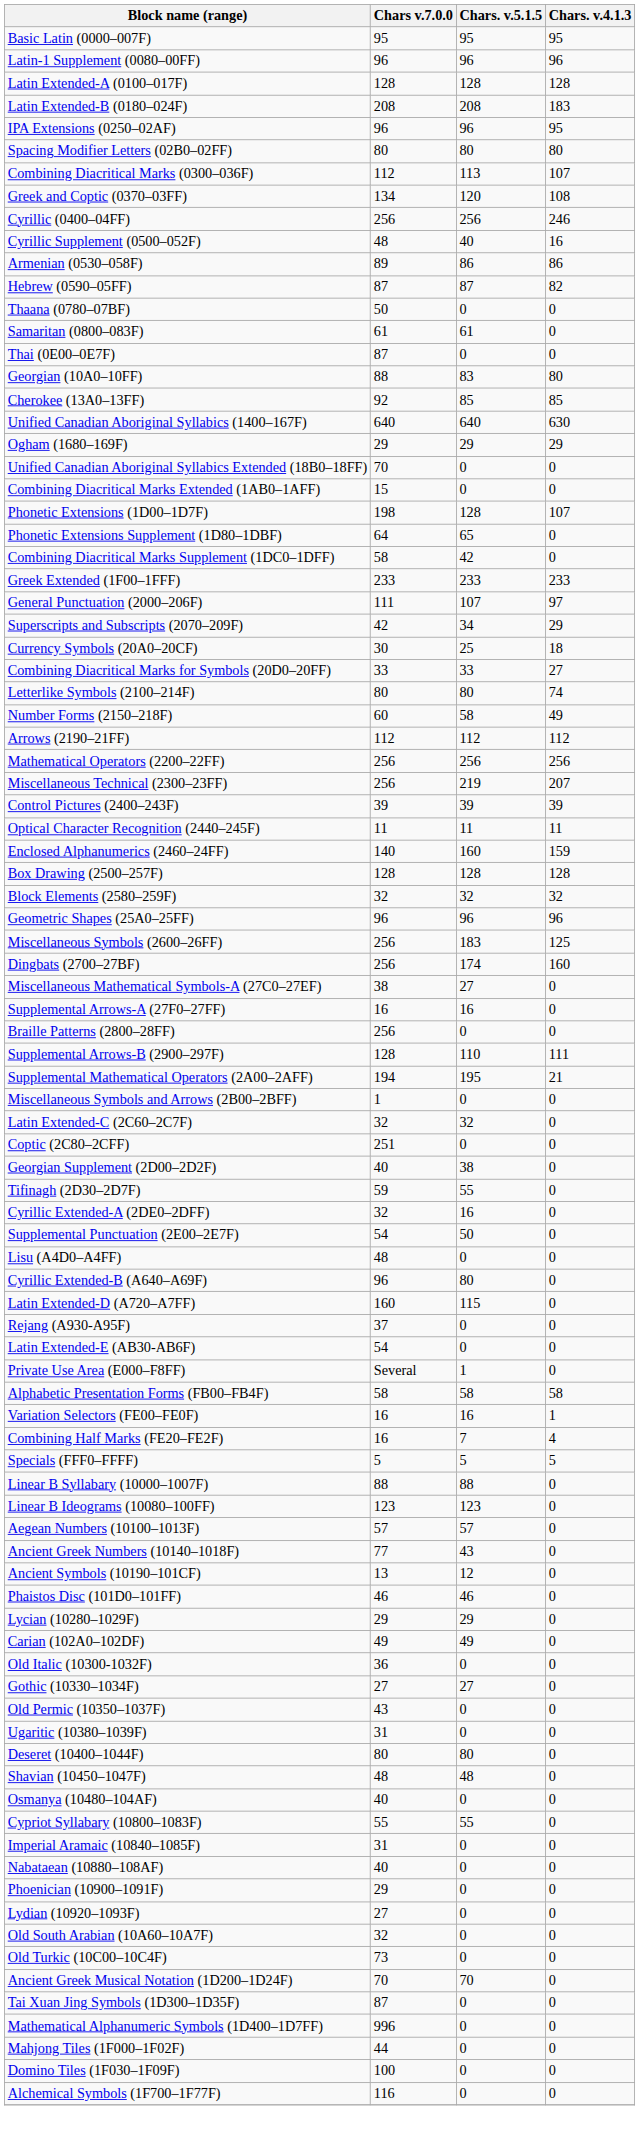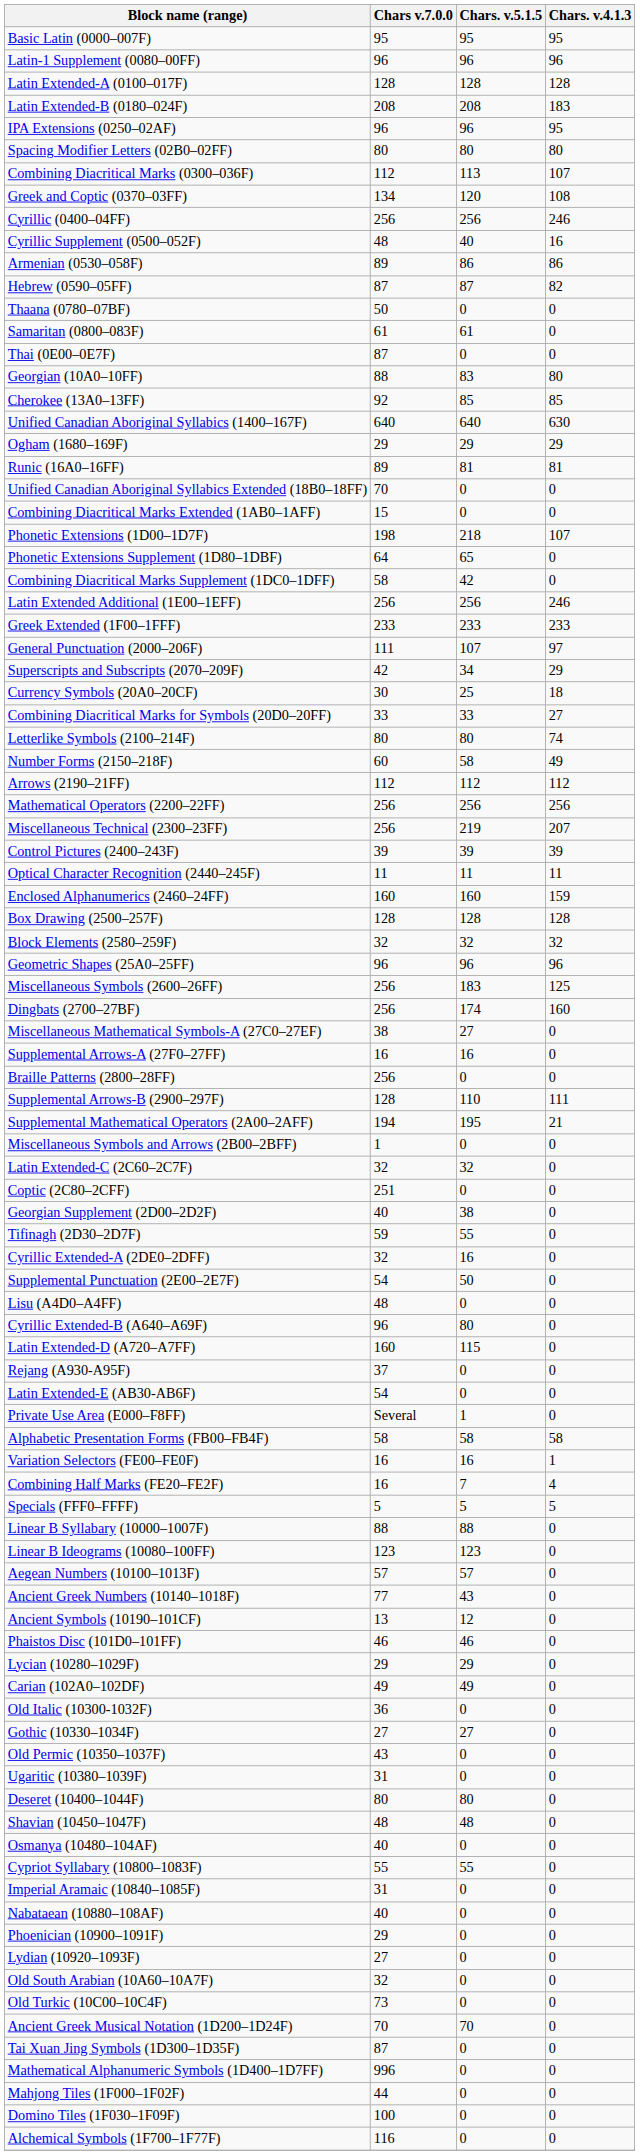+ row: (66, 467)
(470, 512) 128 -> (470, 535) 218
+ row: (124, 602)
(384, 851) 140 -> (384, 896) 160
